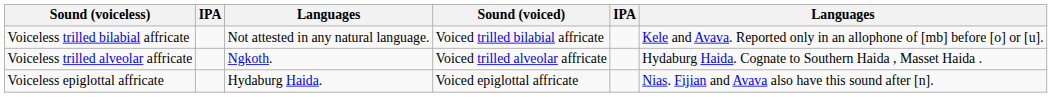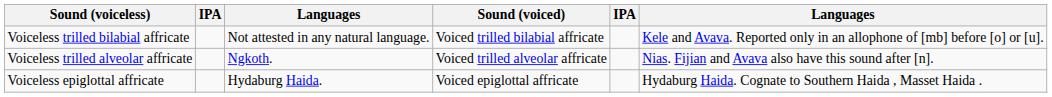(812, 59) Hydaburg Haida. Cognate to Southern Haida , Masset Haida . -> (788, 59) Nias. Fijian and Avava also have this sound after [n].
(788, 80) Nias. Fijian and Avava also have this sound after [n]. -> (812, 80) Hydaburg Haida. Cognate to Southern Haida , Masset Haida .
